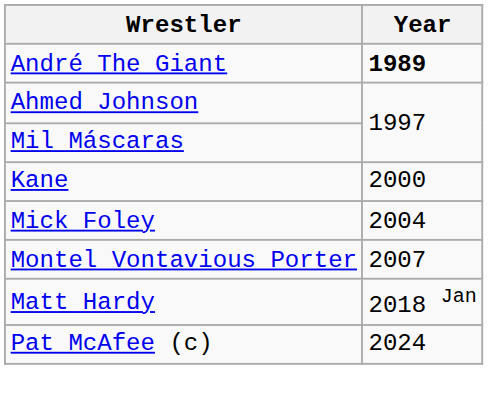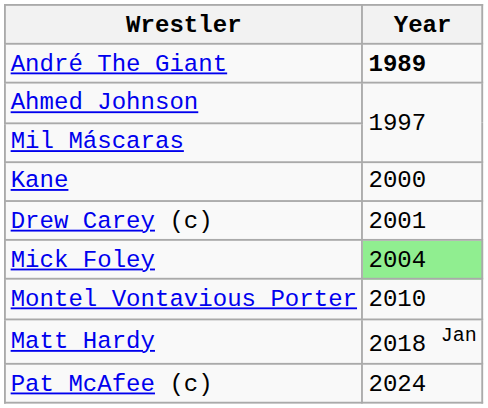+ row: (112, 221)
(397, 221) no background -> (397, 260) lightgreen background
(397, 260) 2007 -> (397, 299) 2010
